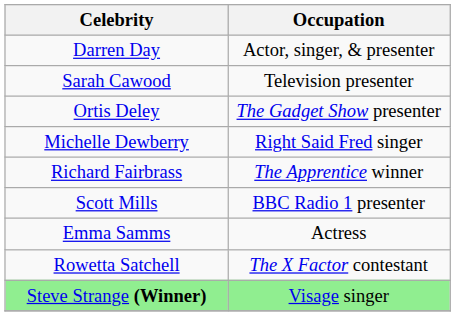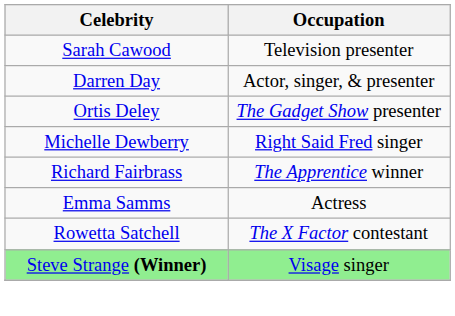rows swapped: (117, 80) <-> (117, 50)
- row: (117, 203)
